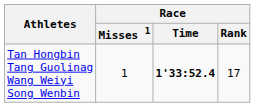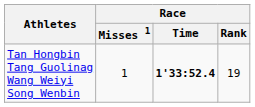(234, 73) 17 -> (234, 73) 19
